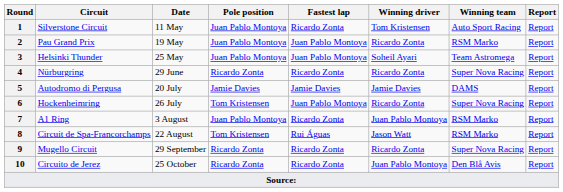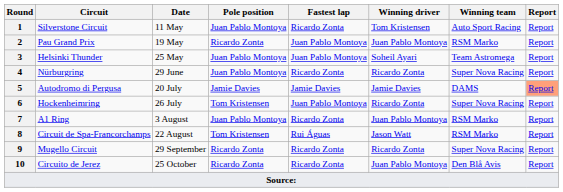(248, 42) Juan Pablo Montoya -> (237, 42) Ricardo Zonta
(398, 42) Ricardo Zonta -> (409, 42) Juan Pablo Montoya
(237, 72) Ricardo Zonta -> (248, 72) Juan Pablo Montoya
(541, 88) no background -> (541, 88) lightsalmon background
